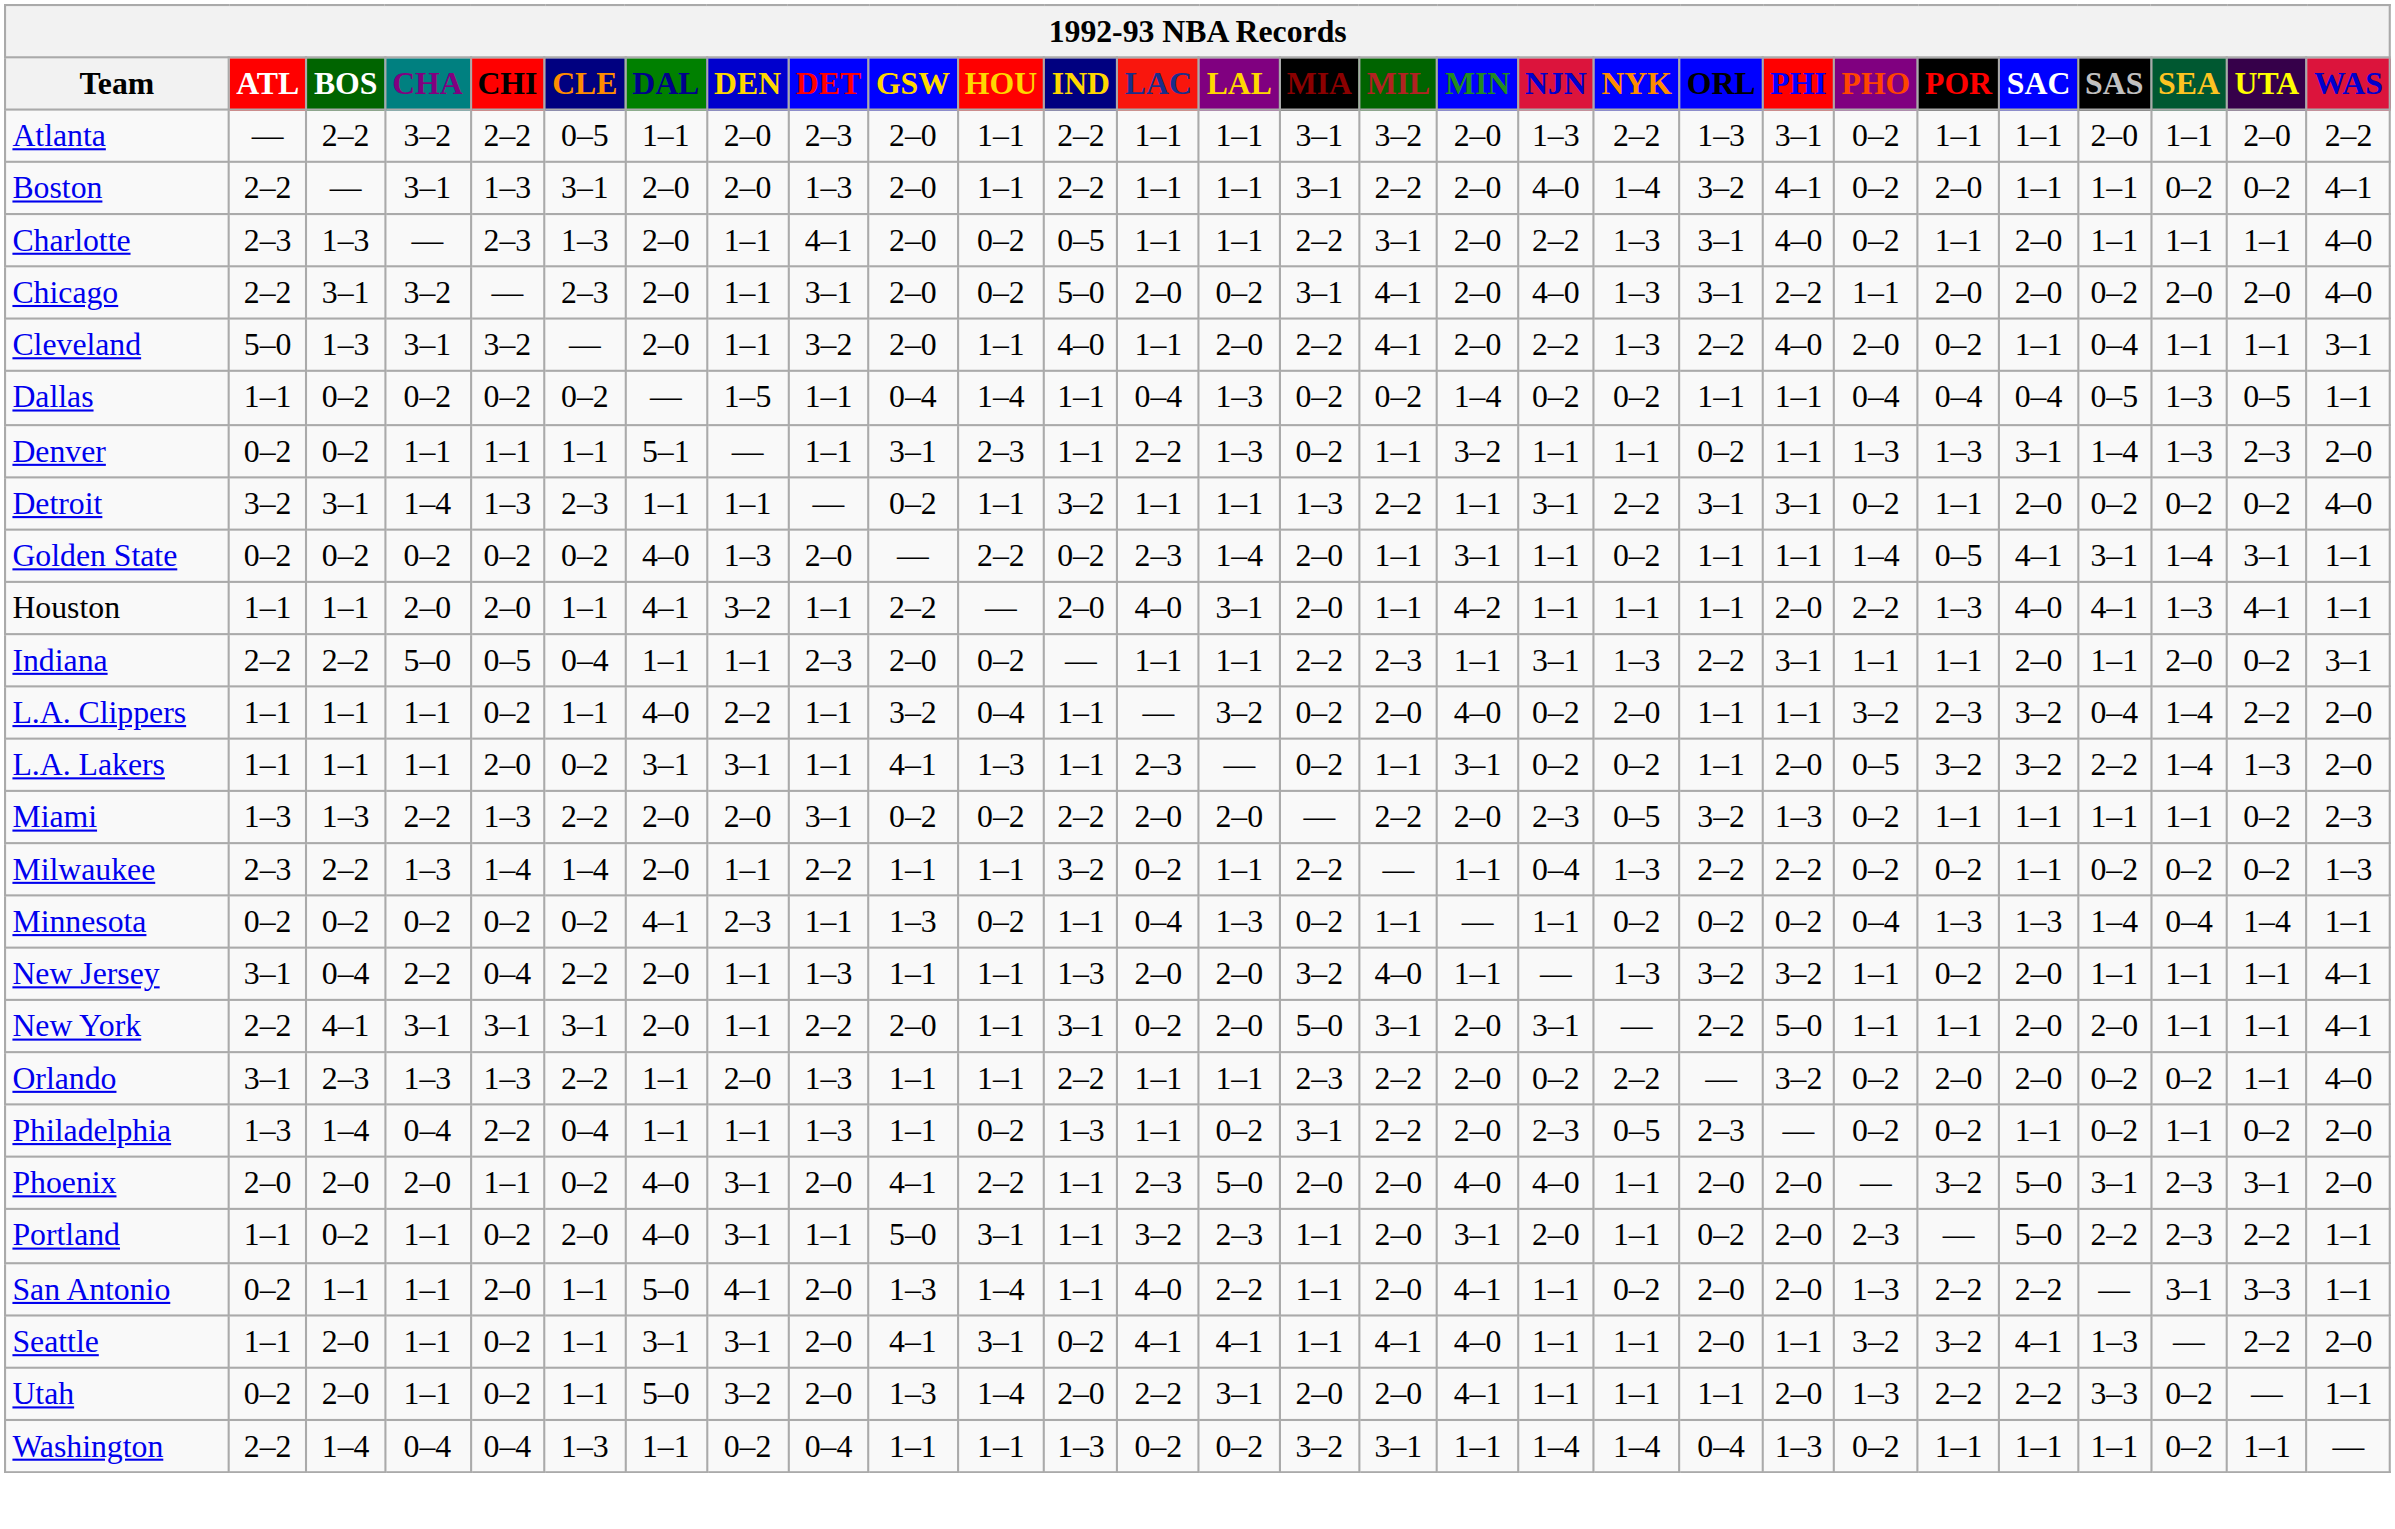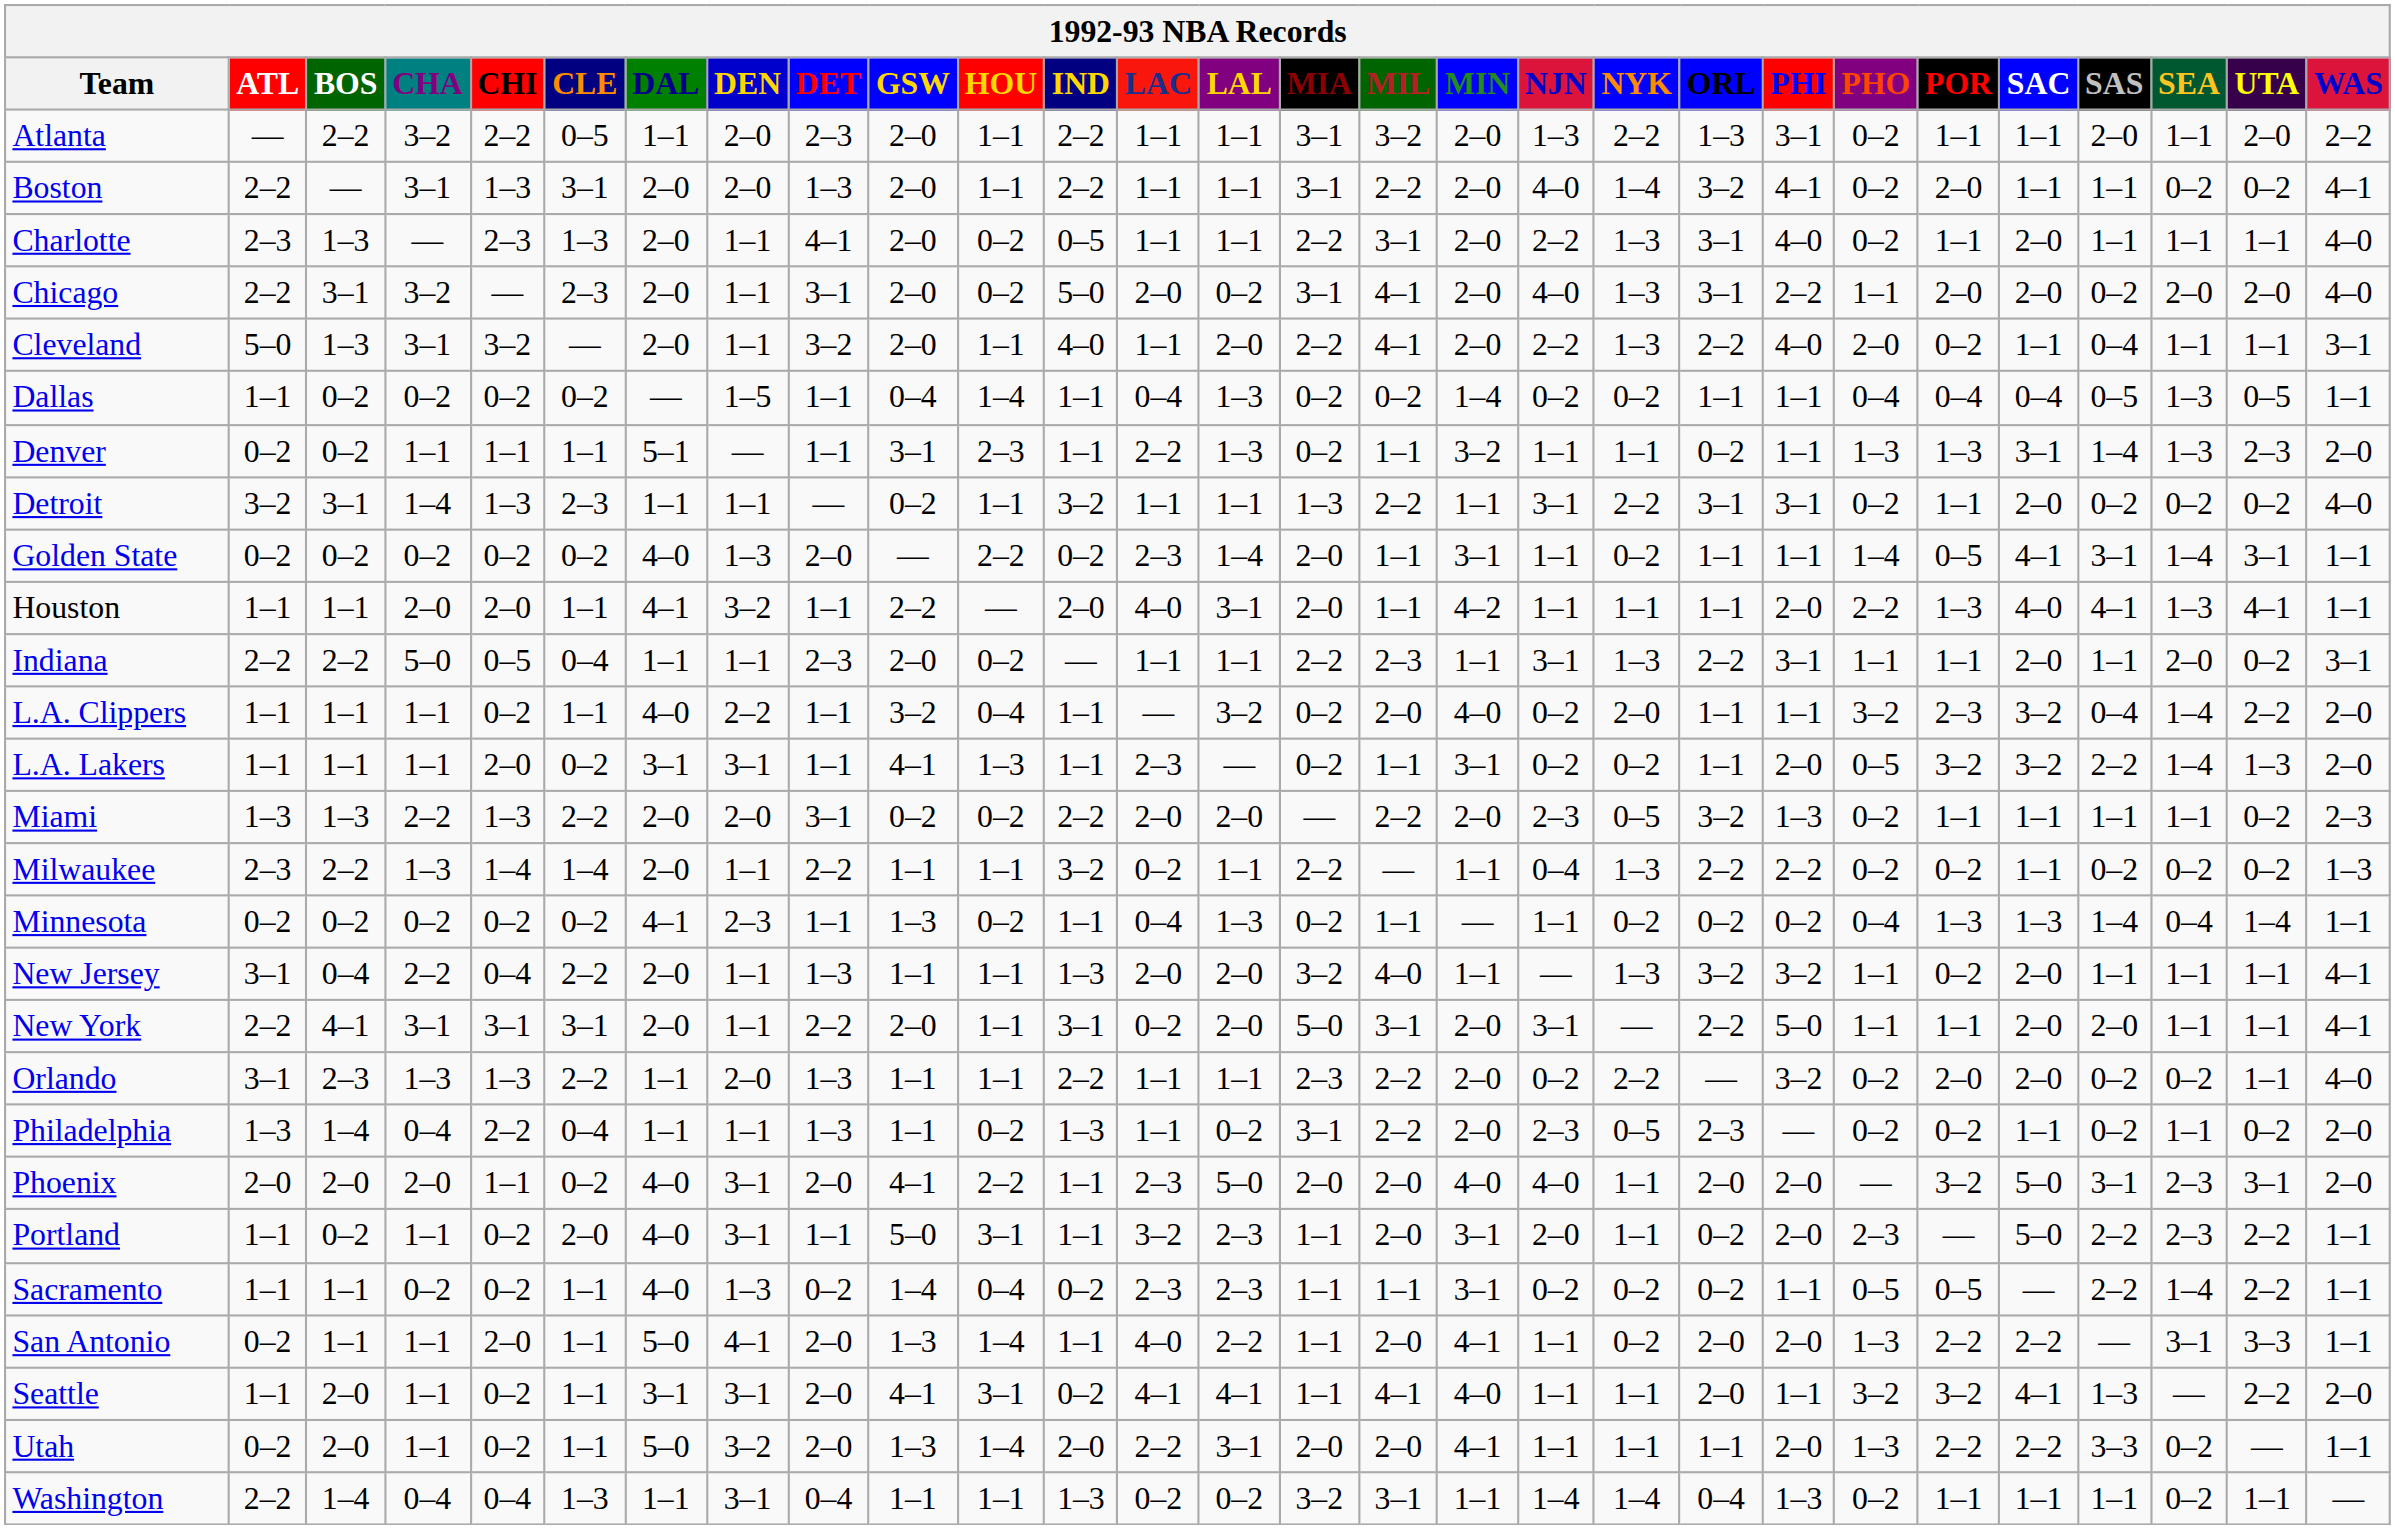+ row: (87, 1288)
(748, 1445) 0–2 -> (748, 1497) 3–1
